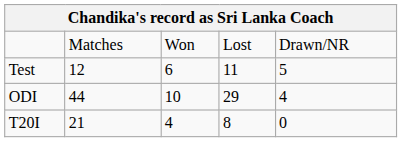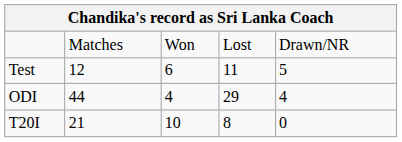(173, 97) 10 -> (169, 97) 4
(169, 123) 4 -> (173, 123) 10
